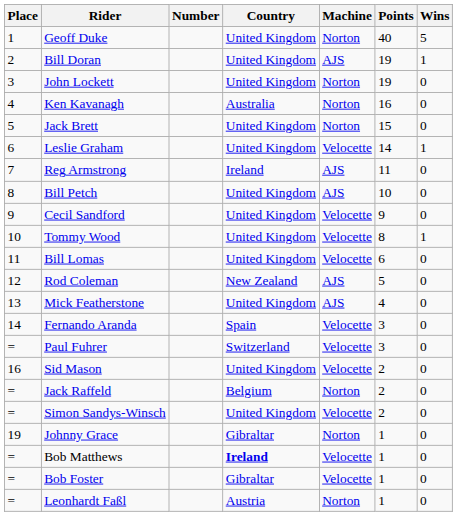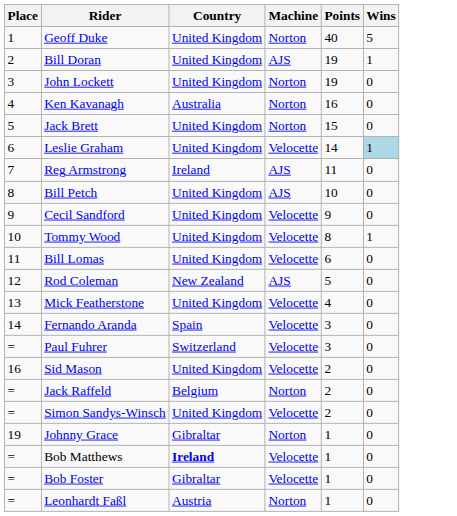- column: (196, 15)
(423, 148) no background -> (370, 148) lightblue background
(333, 302) AJS -> (293, 302) Velocette
